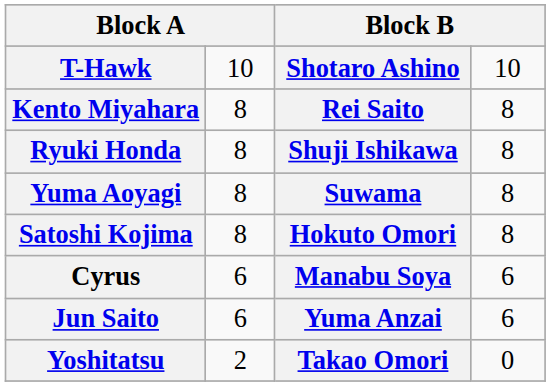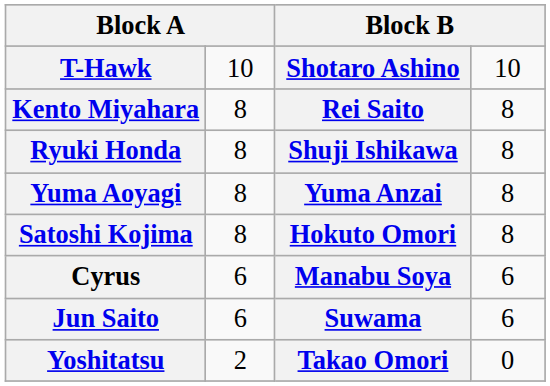(373, 192) Suwama -> (373, 192) Yuma Anzai
(373, 318) Yuma Anzai -> (373, 318) Suwama
